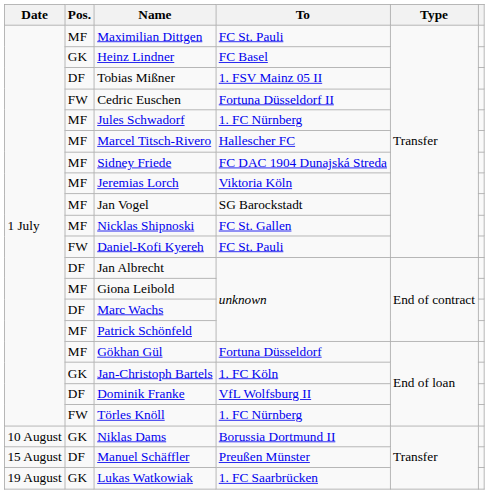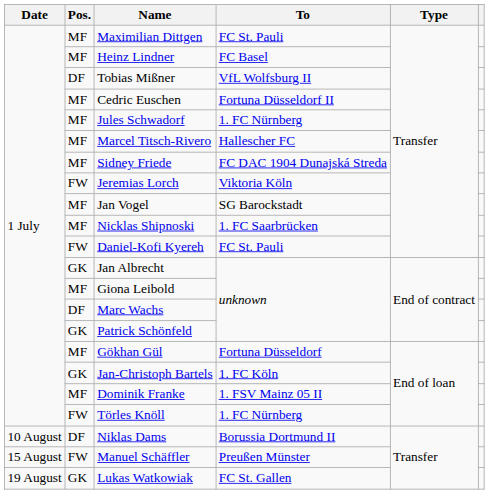(77, 57) GK -> (77, 57) MF
(270, 78) 1. FSV Mainz 05 II -> (265, 78) VfL Wolfsburg II
(78, 99) FW -> (77, 99) MF
(77, 183) MF -> (78, 183) FW
(255, 225) FC St. Gallen -> (268, 225) 1. FC Saarbrücken
(76, 267) DF -> (77, 267) GK
(77, 330) MF -> (77, 330) GK
(76, 394) DF -> (77, 394) MF
(265, 394) VfL Wolfsburg II -> (270, 394) 1. FSV Mainz 05 II
(77, 436) GK -> (76, 436) DF
(76, 457) DF -> (78, 457) FW
(268, 478) 1. FC Saarbrücken -> (255, 478) FC St. Gallen
